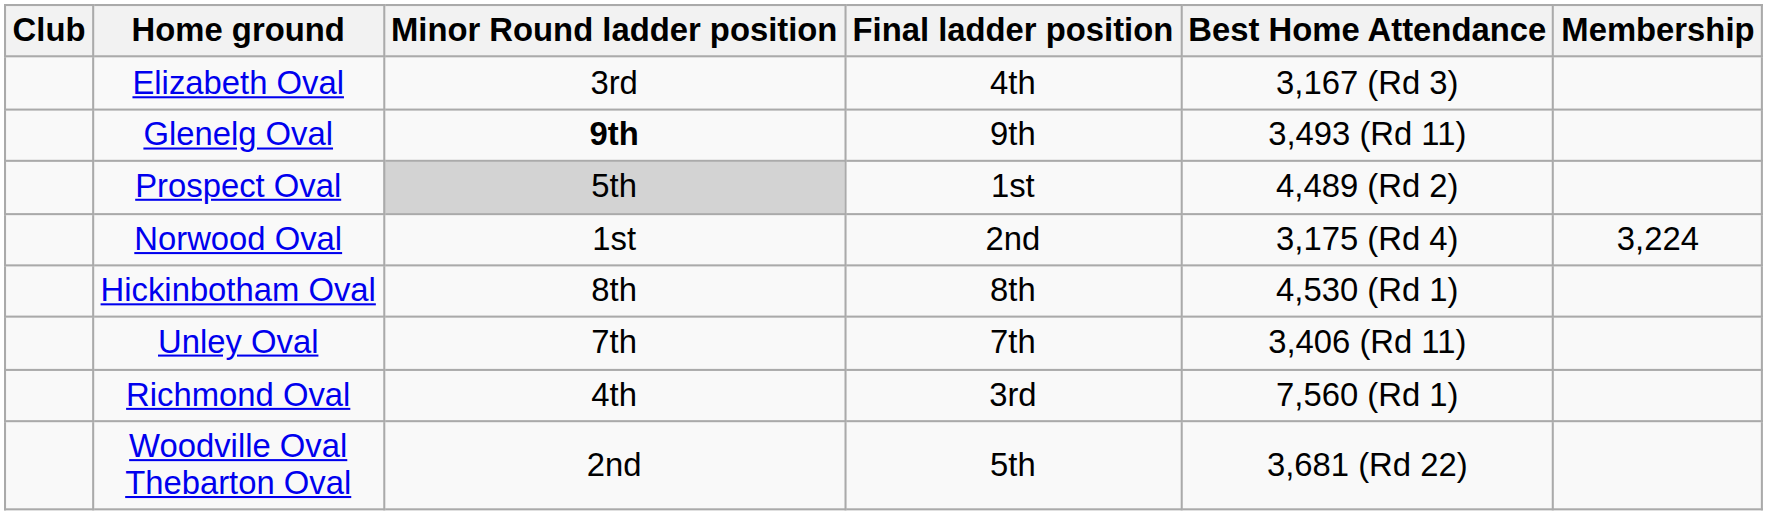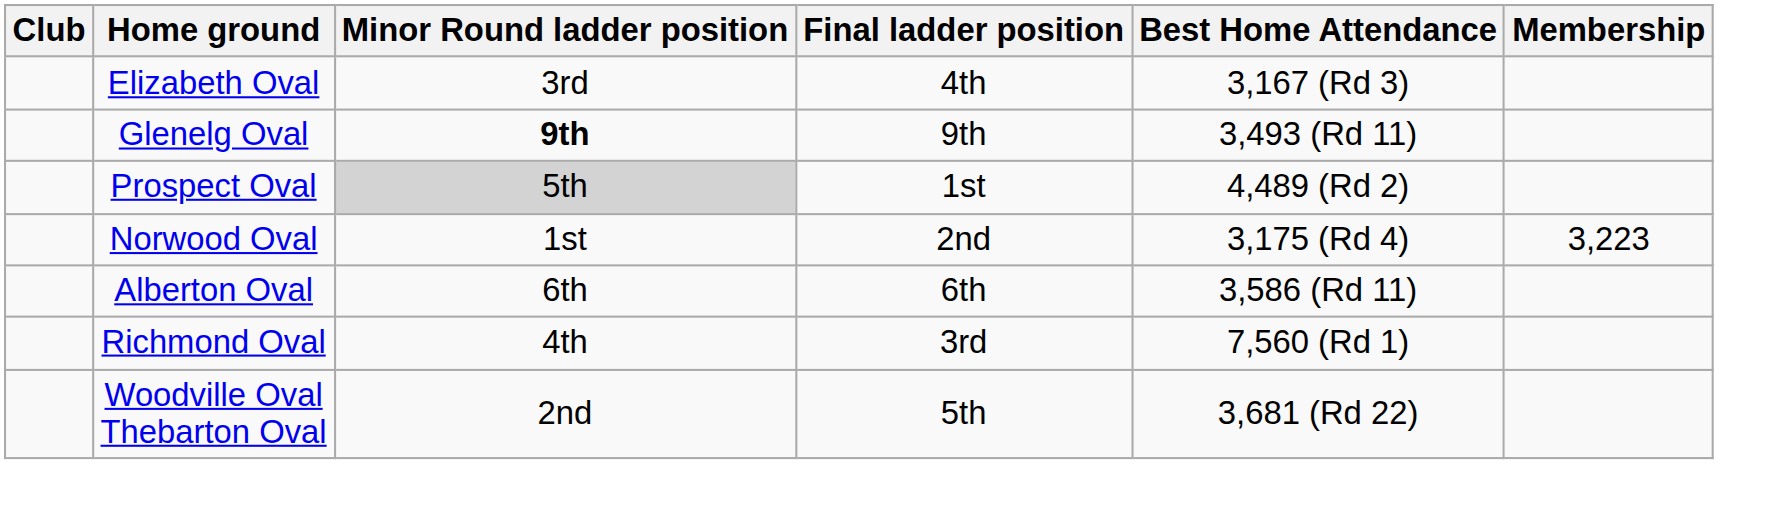(1658, 238) 3,224 -> (1609, 238) 3,223
+ row: (214, 290)
- row: (238, 290)
- row: (238, 342)
